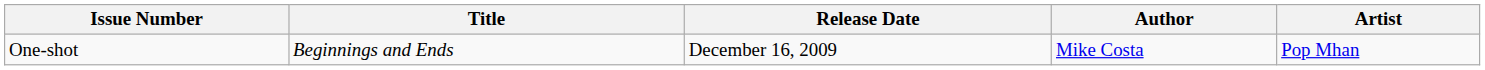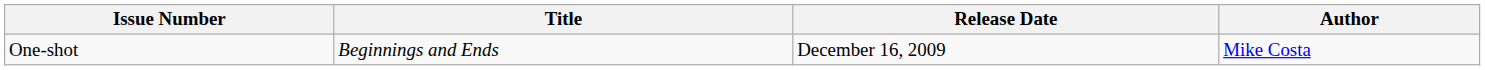- column: (1378, 19)
